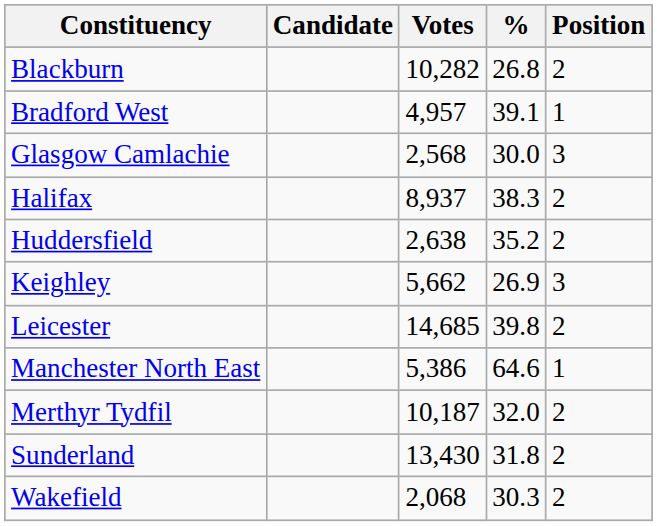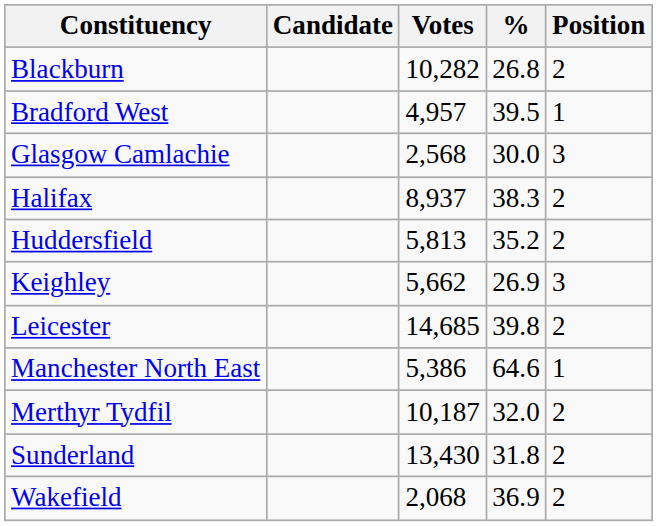(516, 111) 39.1 -> (516, 111) 39.5
(436, 240) 2,638 -> (436, 240) 5,813
(516, 497) 30.3 -> (516, 497) 36.9
